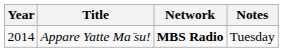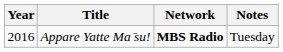(21, 36) 2014 -> (21, 36) 2016
